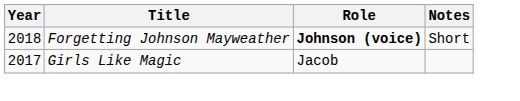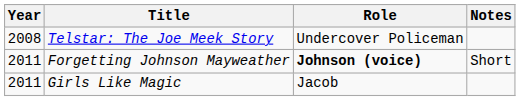+ row: (161, 39)
(25, 39) 2018 -> (25, 61) 2011
(25, 61) 2017 -> (25, 84) 2011
